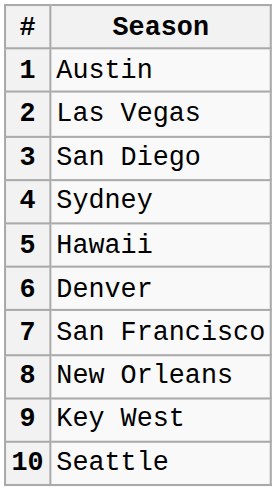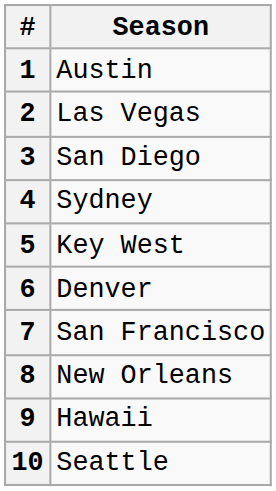(105, 245) Hawaii -> (121, 245) Key West
(121, 420) Key West -> (105, 420) Hawaii
